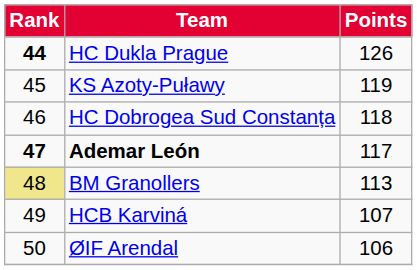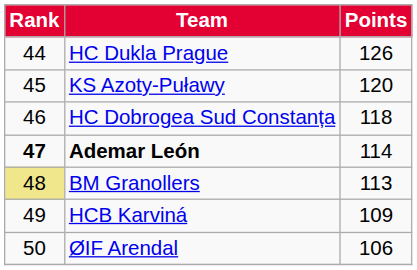(34, 53) bold -> (34, 53) normal
(376, 85) 119 -> (376, 85) 120
(376, 150) 117 -> (376, 150) 114
(376, 215) 107 -> (376, 215) 109
